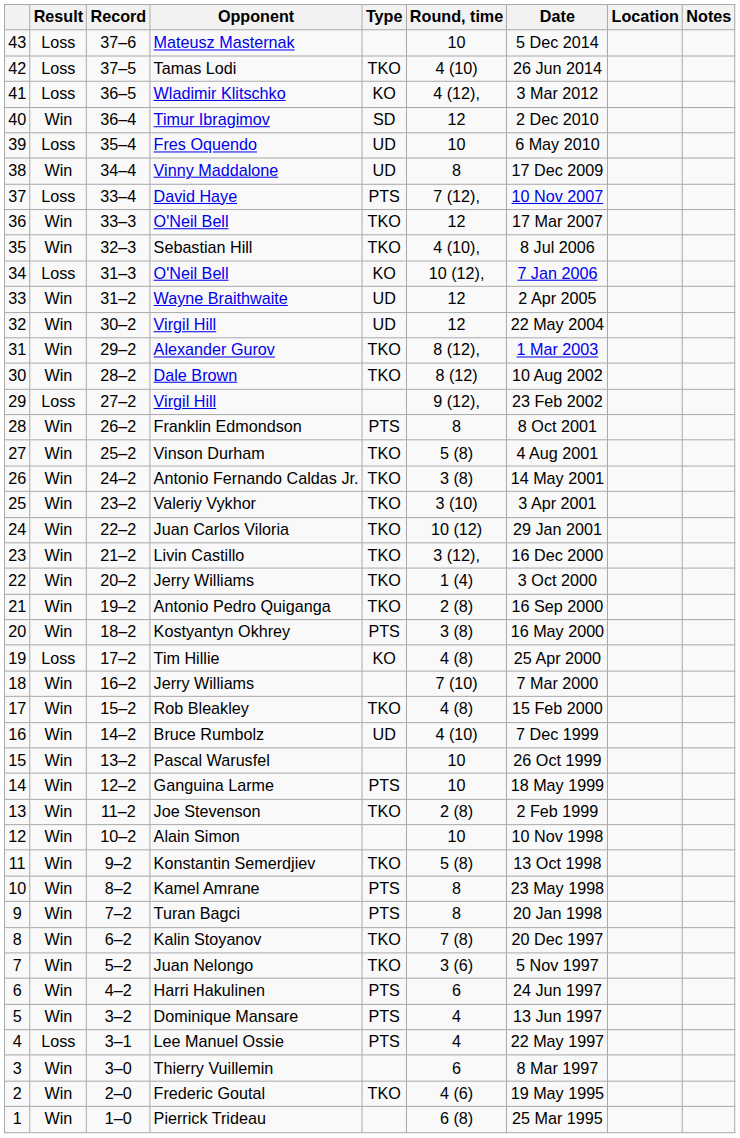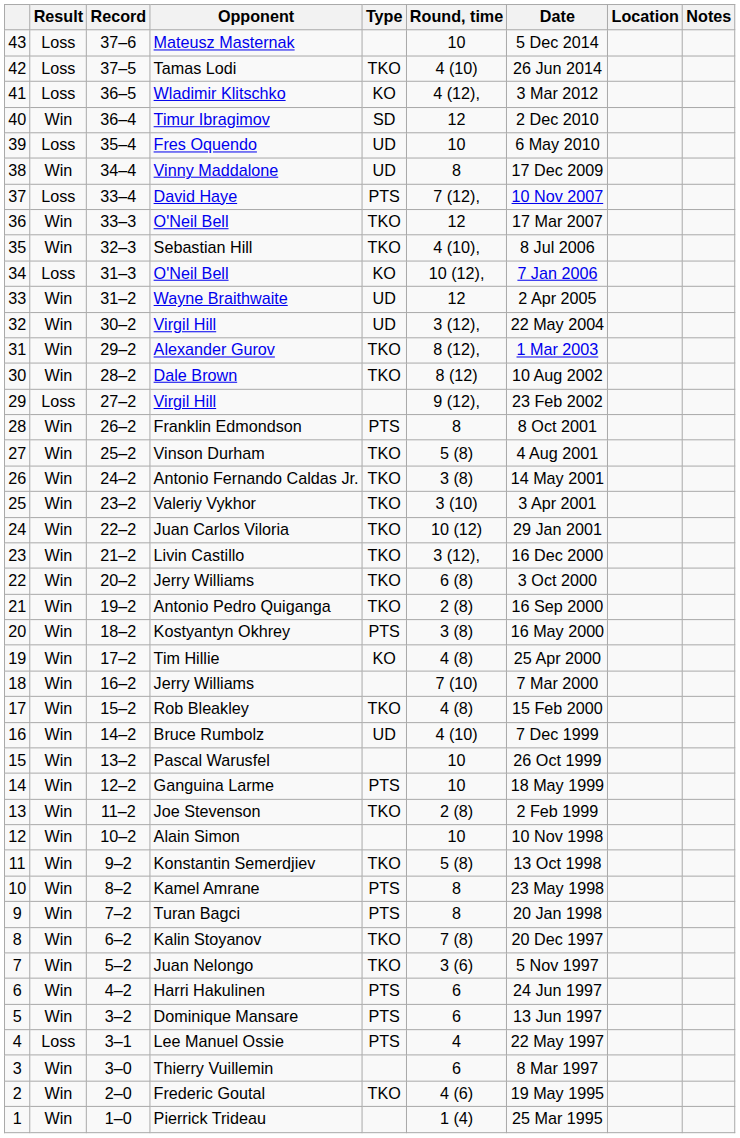(457, 324) 12 -> (457, 324) 3 (12),
(457, 581) 1 (4) -> (457, 581) 6 (8)
(58, 658) Loss -> (58, 658) Win
(457, 1016) 4 -> (457, 1016) 6
(457, 1119) 6 (8) -> (457, 1119) 1 (4)
